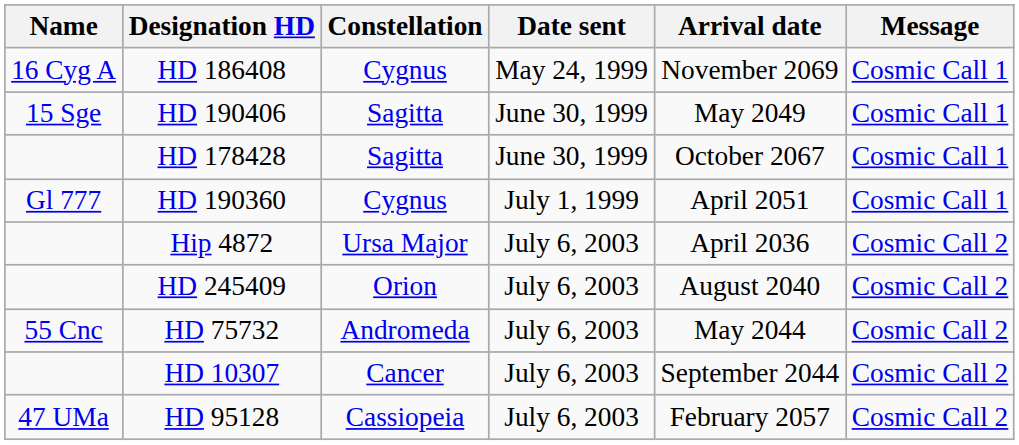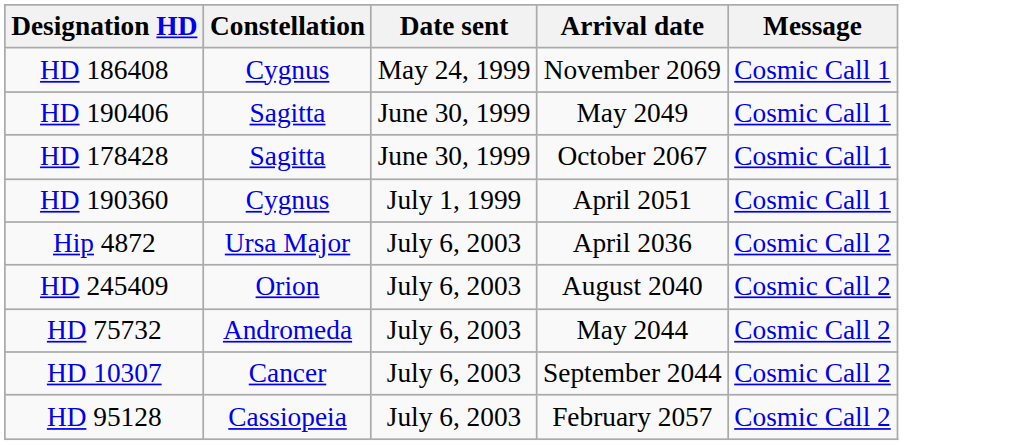- column: (64, 26)
